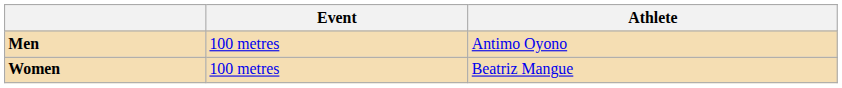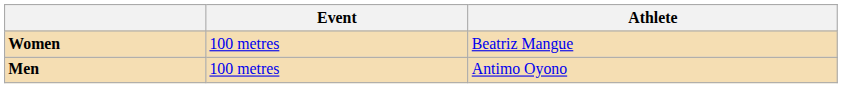rows swapped: (24, 44) <-> (34, 70)
